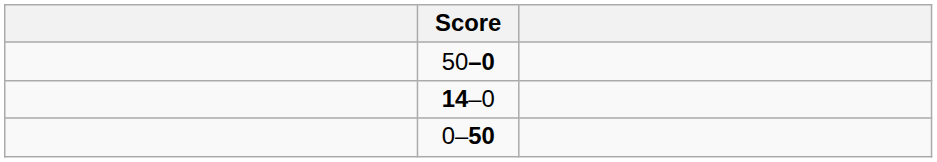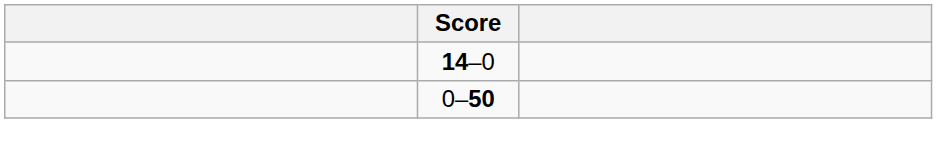- row: (468, 61)
